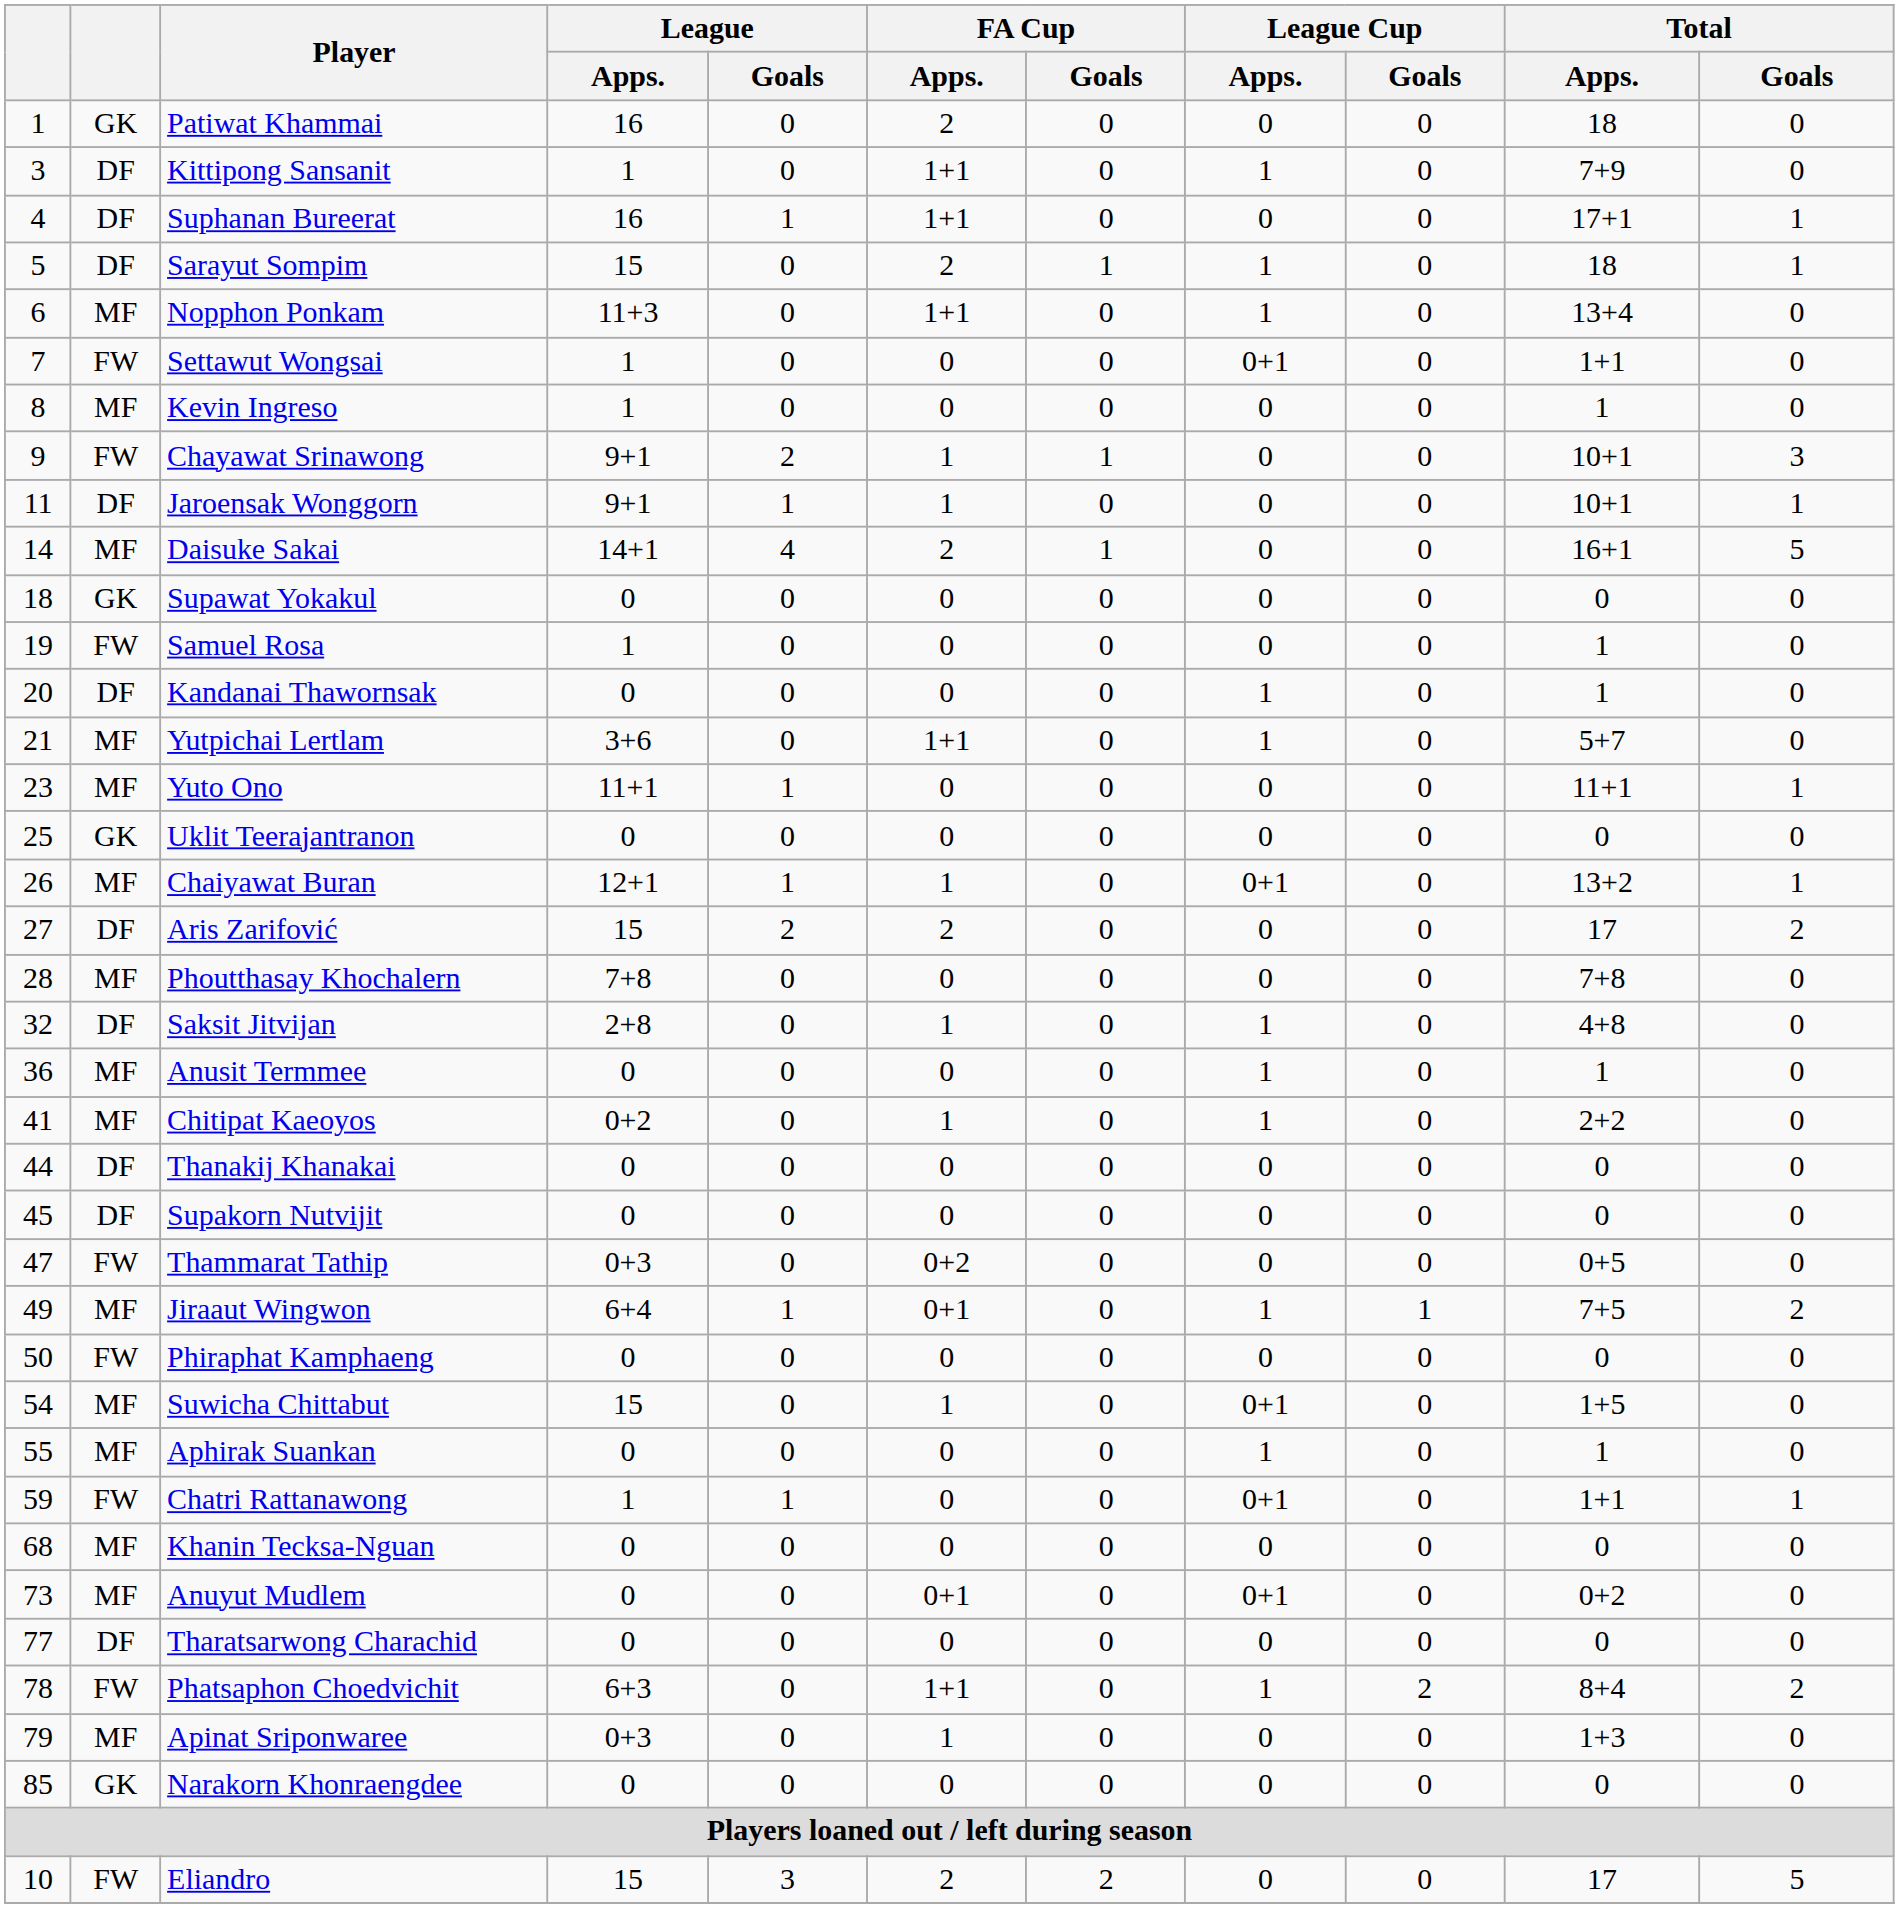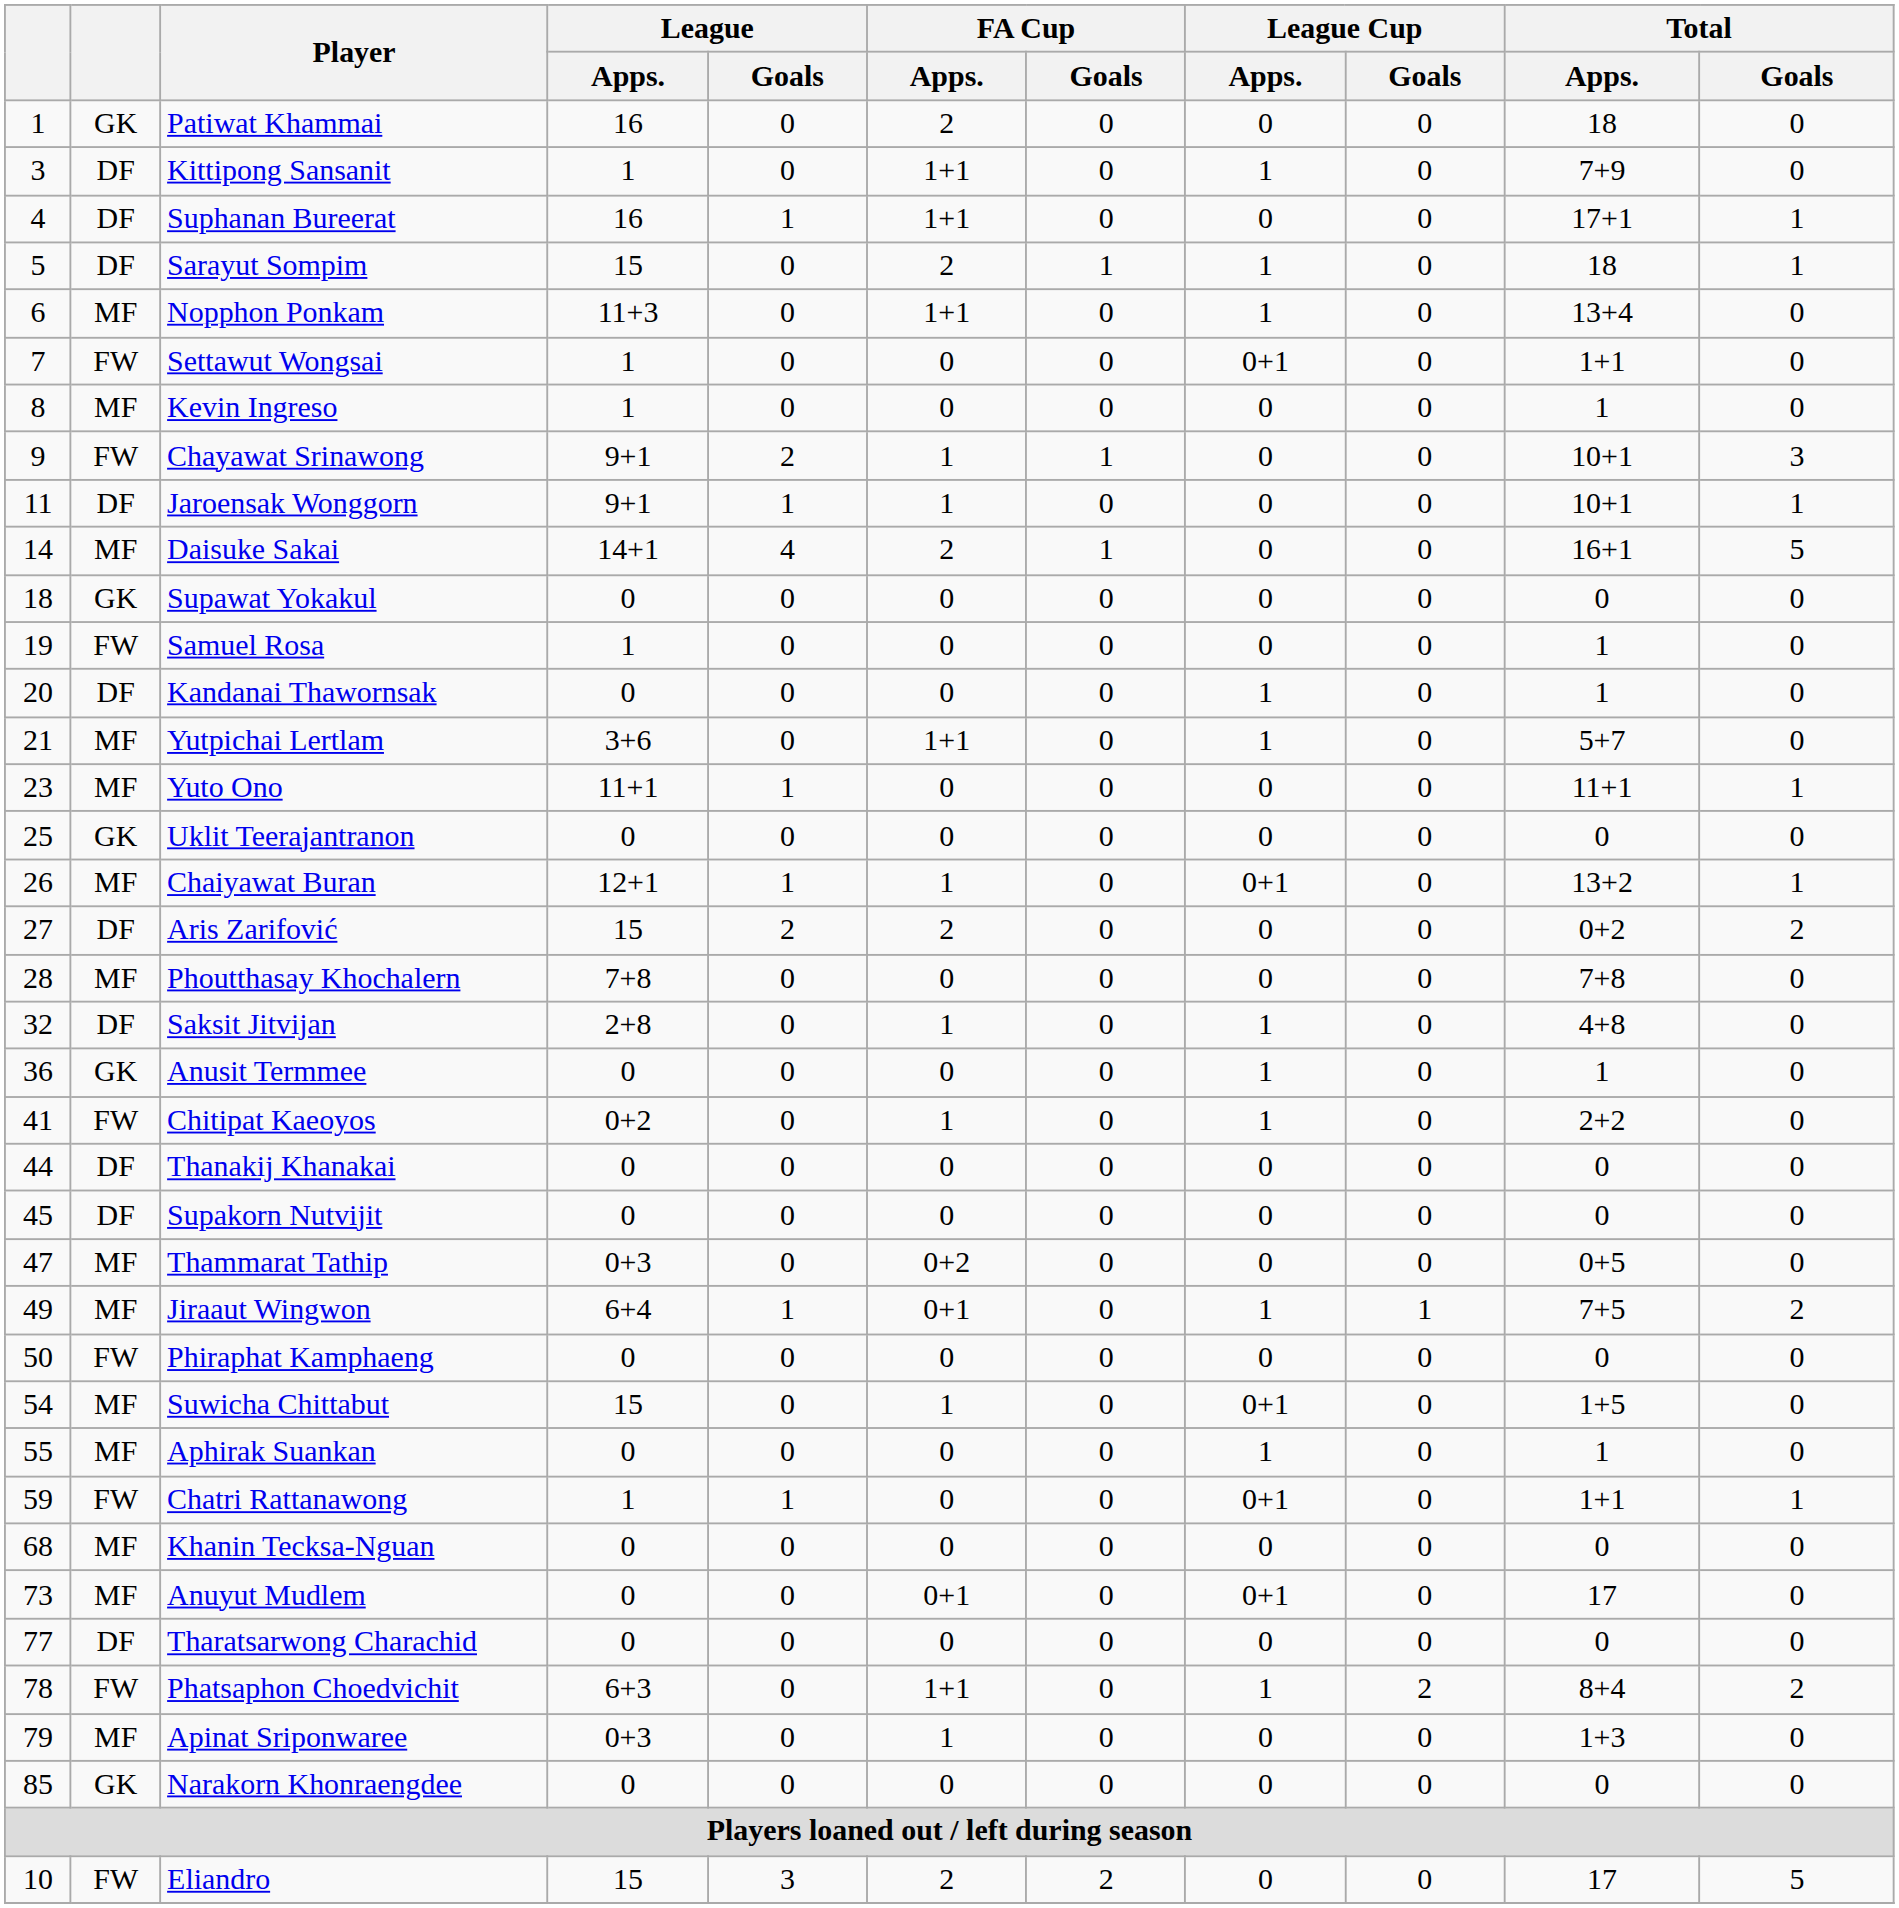(1602, 929) 17 -> (1602, 929) 0+2
(116, 1072) MF -> (116, 1072) GK
(116, 1119) MF -> (116, 1119) FW
(116, 1261) FW -> (116, 1261) MF
(1602, 1594) 0+2 -> (1602, 1594) 17
